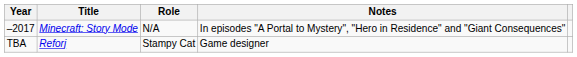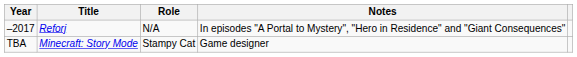(89, 28) Minecraft: Story Mode -> (53, 28) Reforj
(53, 44) Reforj -> (89, 44) Minecraft: Story Mode
